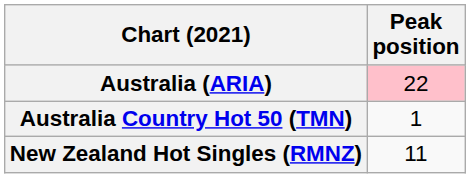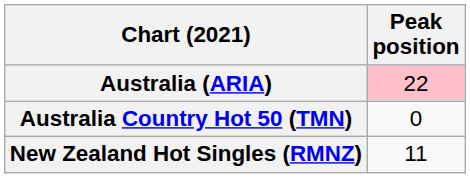(416, 118) 1 -> (416, 118) 0
